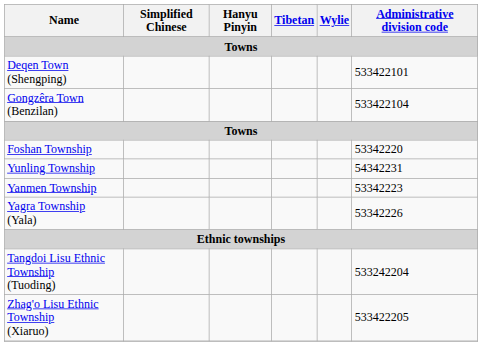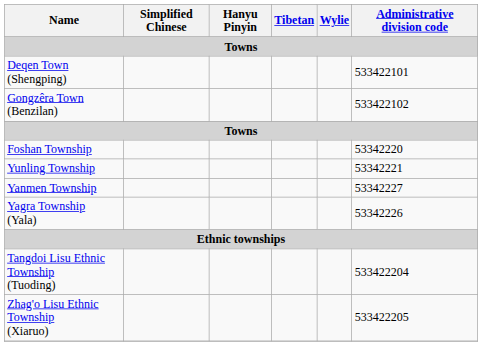(382, 104) 533422104 -> (382, 104) 533422102
(379, 168) 54342231 -> (379, 168) 53342221
(379, 187) 53342223 -> (379, 187) 53342227
(382, 271) 533242204 -> (382, 271) 533422204
